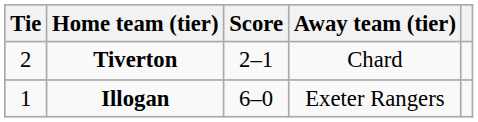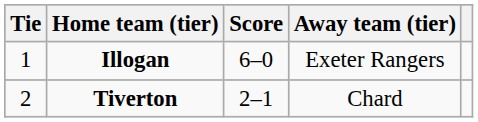rows swapped: (135, 97) <-> (135, 60)
